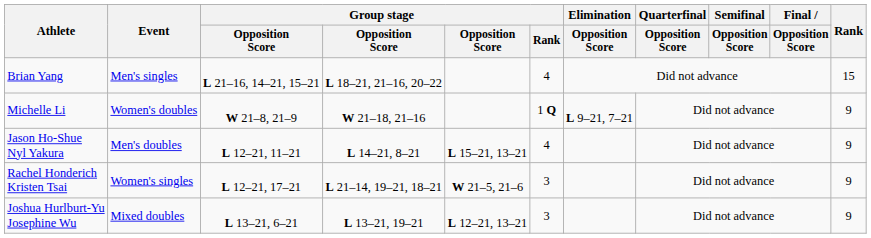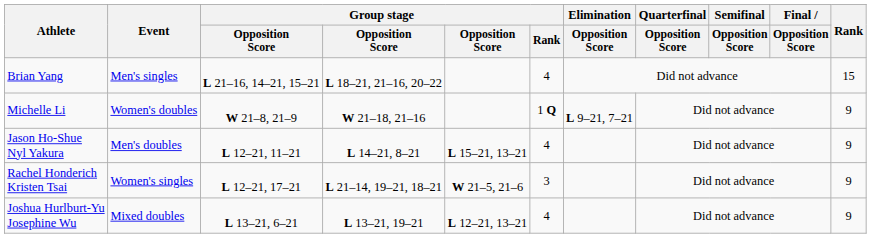(547, 216) 3 -> (547, 216) 4
